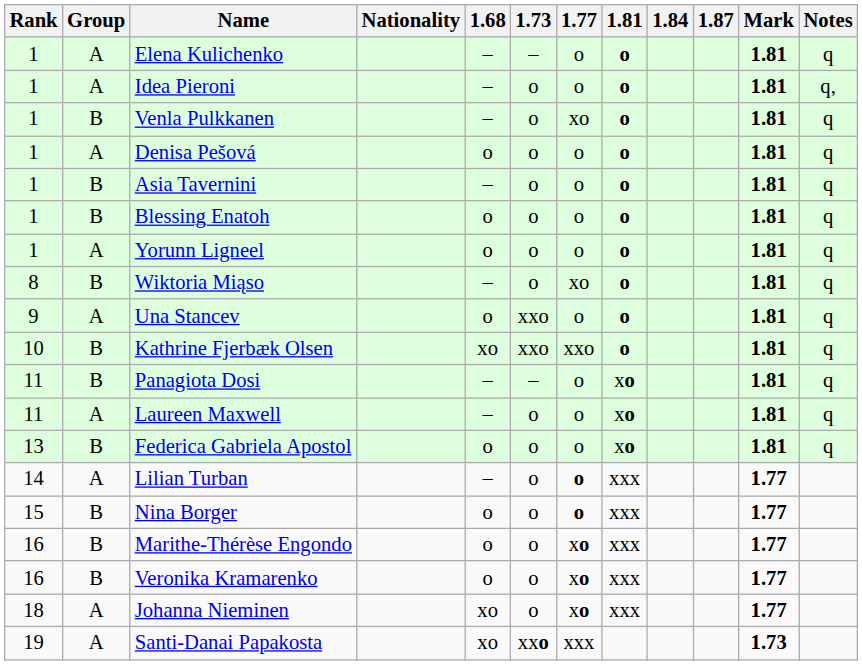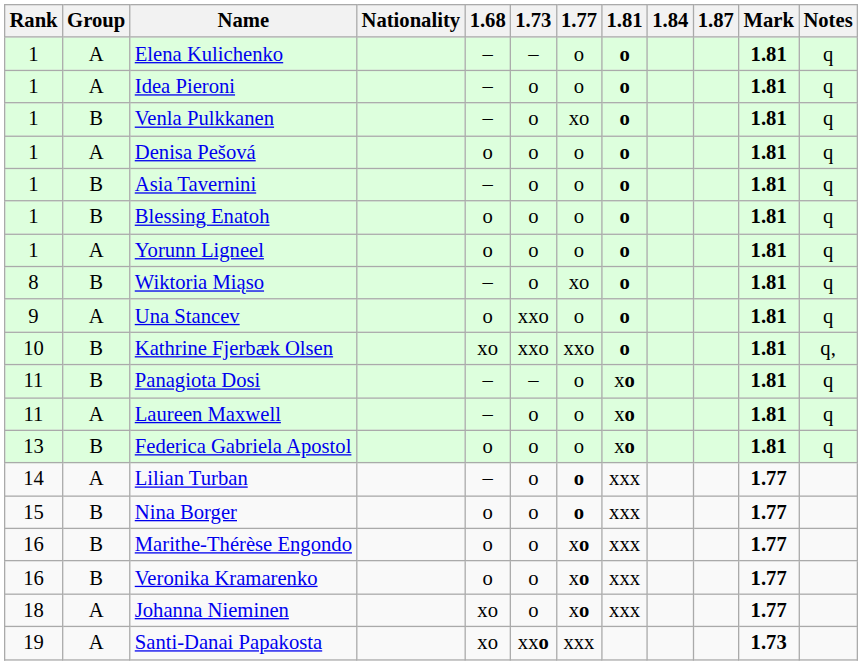(828, 86) q, -> (828, 86) q
(828, 348) q -> (828, 348) q,
